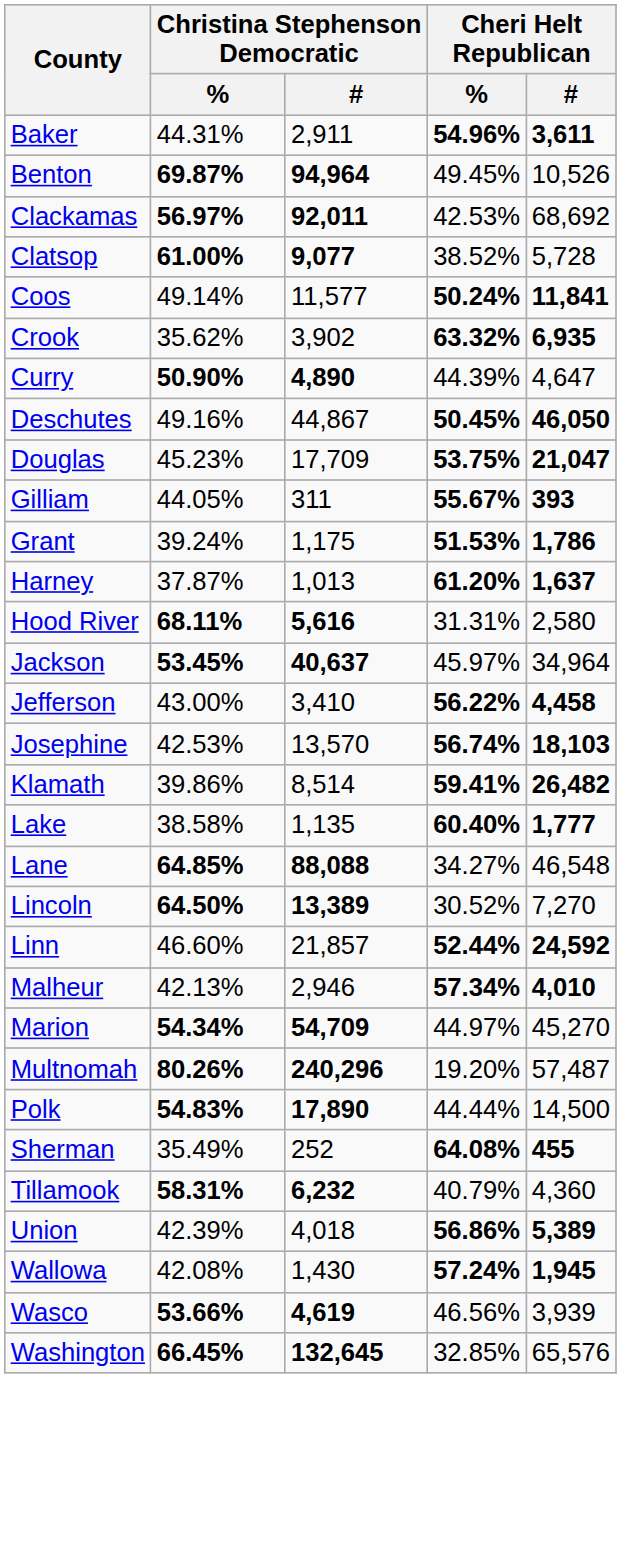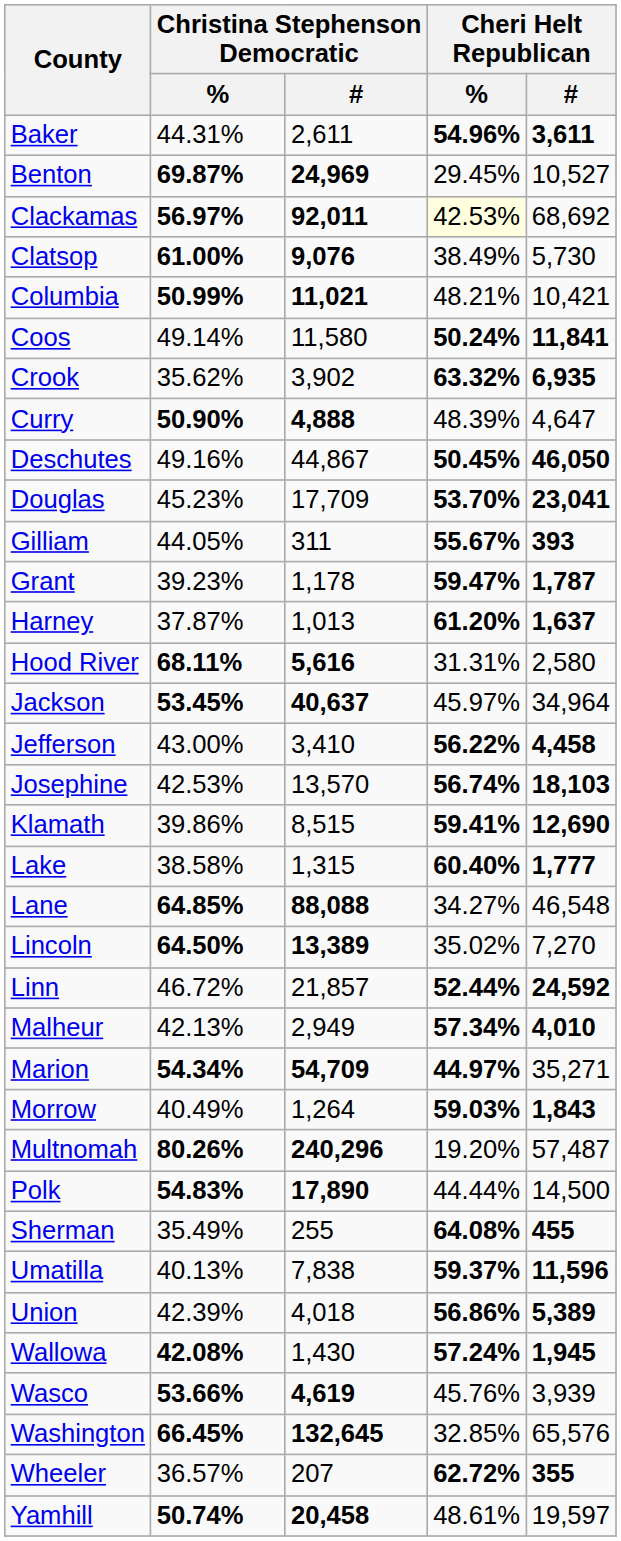(322, 134) 2,911 -> (322, 134) 2,611
(330, 175) 94,964 -> (330, 175) 24,969
(477, 175) 49.45% -> (477, 175) 29.45%
(571, 175) 10,526 -> (571, 175) 10,527
(477, 216) no background -> (477, 216) lightyellow background
(323, 256) 9,077 -> (323, 256) 9,076
(477, 256) 38.52% -> (477, 256) 38.49%
(564, 256) 5,728 -> (564, 256) 5,730
+ row: (65, 297)
(329, 297) 11,577 -> (329, 337) 11,580
(323, 378) 4,890 -> (323, 418) 4,888
(477, 378) 44.39% -> (477, 418) 48.39%
(477, 459) 53.75% -> (477, 500) 53.70%
(571, 459) 21,047 -> (571, 500) 23,041
(200, 540) 39.24% -> (200, 581) 39.23%
(323, 540) 1,175 -> (323, 581) 1,178
(477, 540) 51.53% -> (477, 581) 59.47%
(564, 540) 1,786 -> (564, 581) 1,787
(323, 784) 8,514 -> (323, 825) 8,515
(571, 784) 26,482 -> (571, 825) 12,690
(323, 825) 1,135 -> (323, 865) 1,315
(477, 906) 30.52% -> (477, 946) 35.02%
(200, 946) 46.60% -> (200, 987) 46.72%
(323, 987) 2,946 -> (323, 1028) 2,949
(477, 1028) normal -> (477, 1068) bold
(571, 1028) 45,270 -> (571, 1068) 35,271
+ row: (53, 1109)
(312, 1149) 252 -> (312, 1230) 255
- row: (65, 1190)
+ row: (57, 1271)
(200, 1271) normal -> (200, 1352) bold
(477, 1312) 46.56% -> (477, 1393) 45.76%
+ row: (58, 1474)
+ row: (52, 1515)
